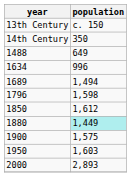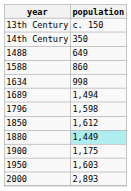+ row: (17, 67)
(80, 67) 996 -> (80, 81) 998
(85, 137) 1,575 -> (85, 151) 1,175
